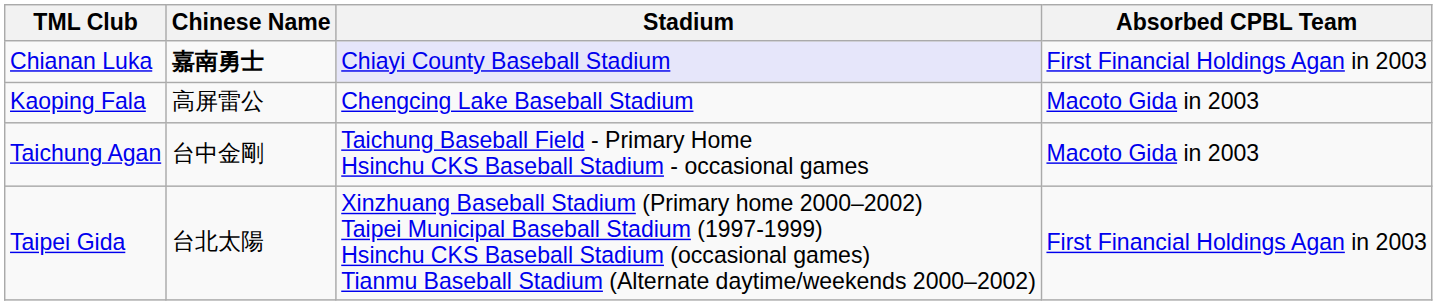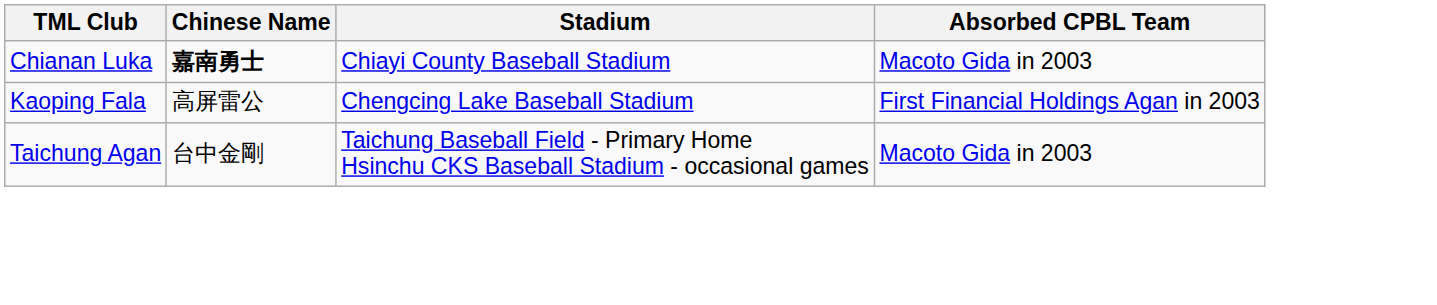(506, 61) lavender background -> (506, 61) no background
(1237, 61) First Financial Holdings Agan in 2003 -> (986, 61) Macoto Gida in 2003
(1153, 102) Macoto Gida in 2003 -> (1070, 102) First Financial Holdings Agan in 2003
- row: (68, 242)
